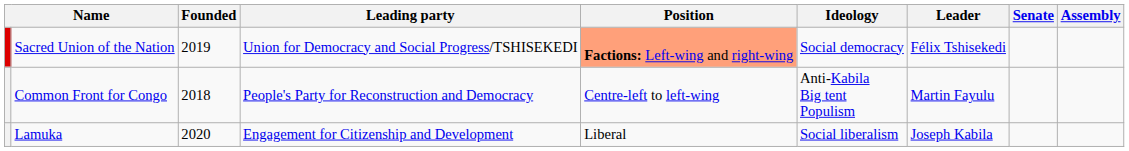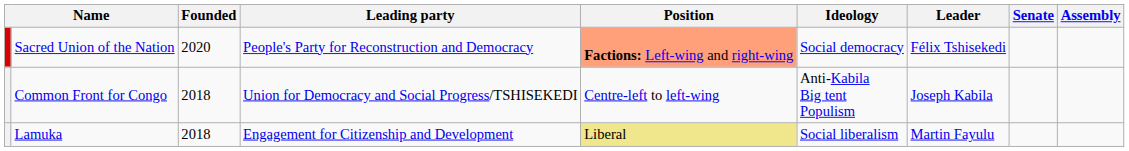(196, 47) 2019 -> (196, 47) 2020
(410, 47) Union for Democracy and Social Progress/TSHISEKEDI -> (388, 47) People's Party for Reconstruction and Democracy
(388, 94) People's Party for Reconstruction and Democracy -> (410, 94) Union for Democracy and Social Progress/TSHISEKEDI
(952, 94) Martin Fayulu -> (952, 94) Joseph Kabila
(196, 134) 2020 -> (196, 134) 2018
(605, 134) no background -> (605, 134) khaki background
(952, 134) Joseph Kabila -> (952, 134) Martin Fayulu
